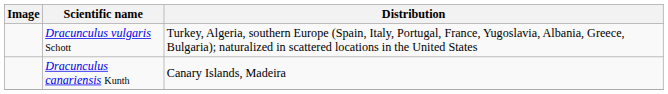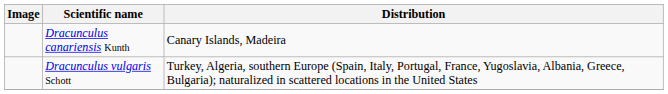rows swapped: (87, 73) <-> (98, 40)
